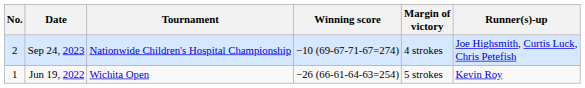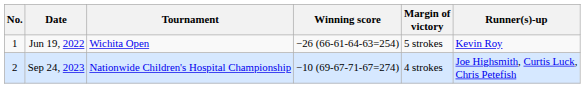rows swapped: (57, 74) <-> (56, 50)
